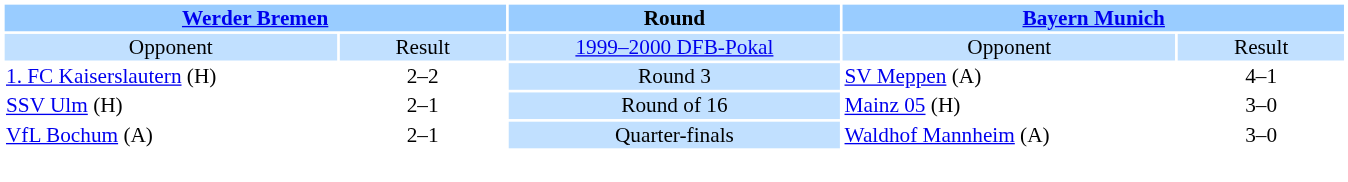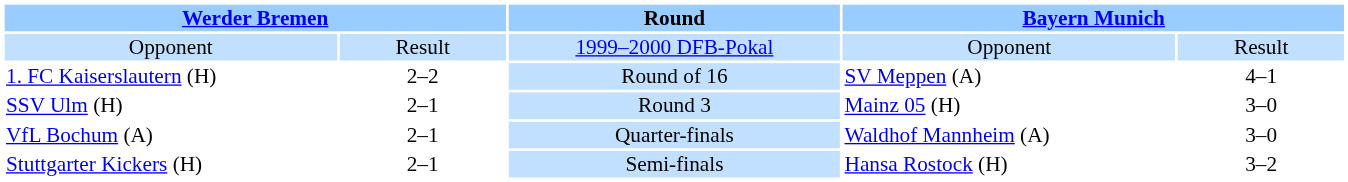(674, 76) Round 3 -> (674, 76) Round of 16
(674, 105) Round of 16 -> (674, 105) Round 3
+ row: (104, 164)
